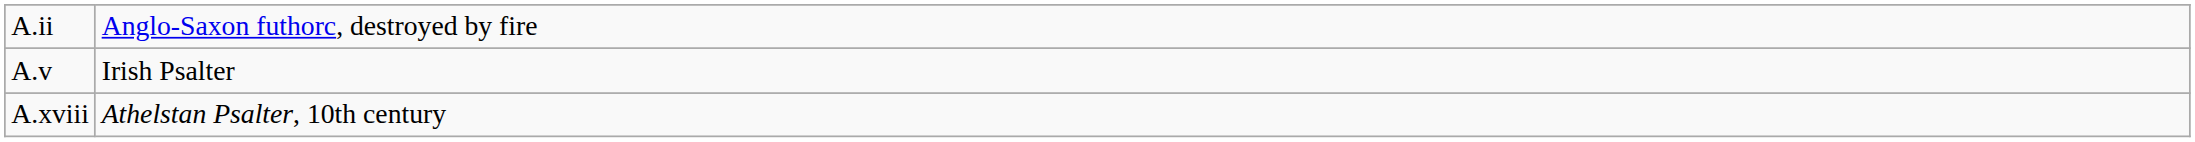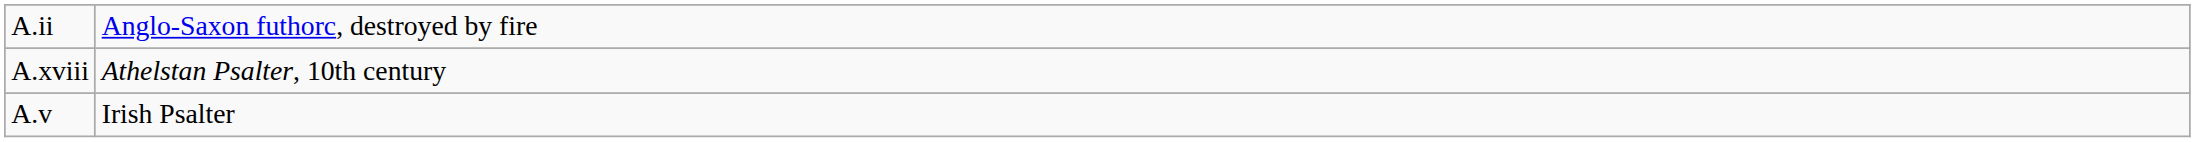rows swapped: (32, 70) <-> (50, 114)
